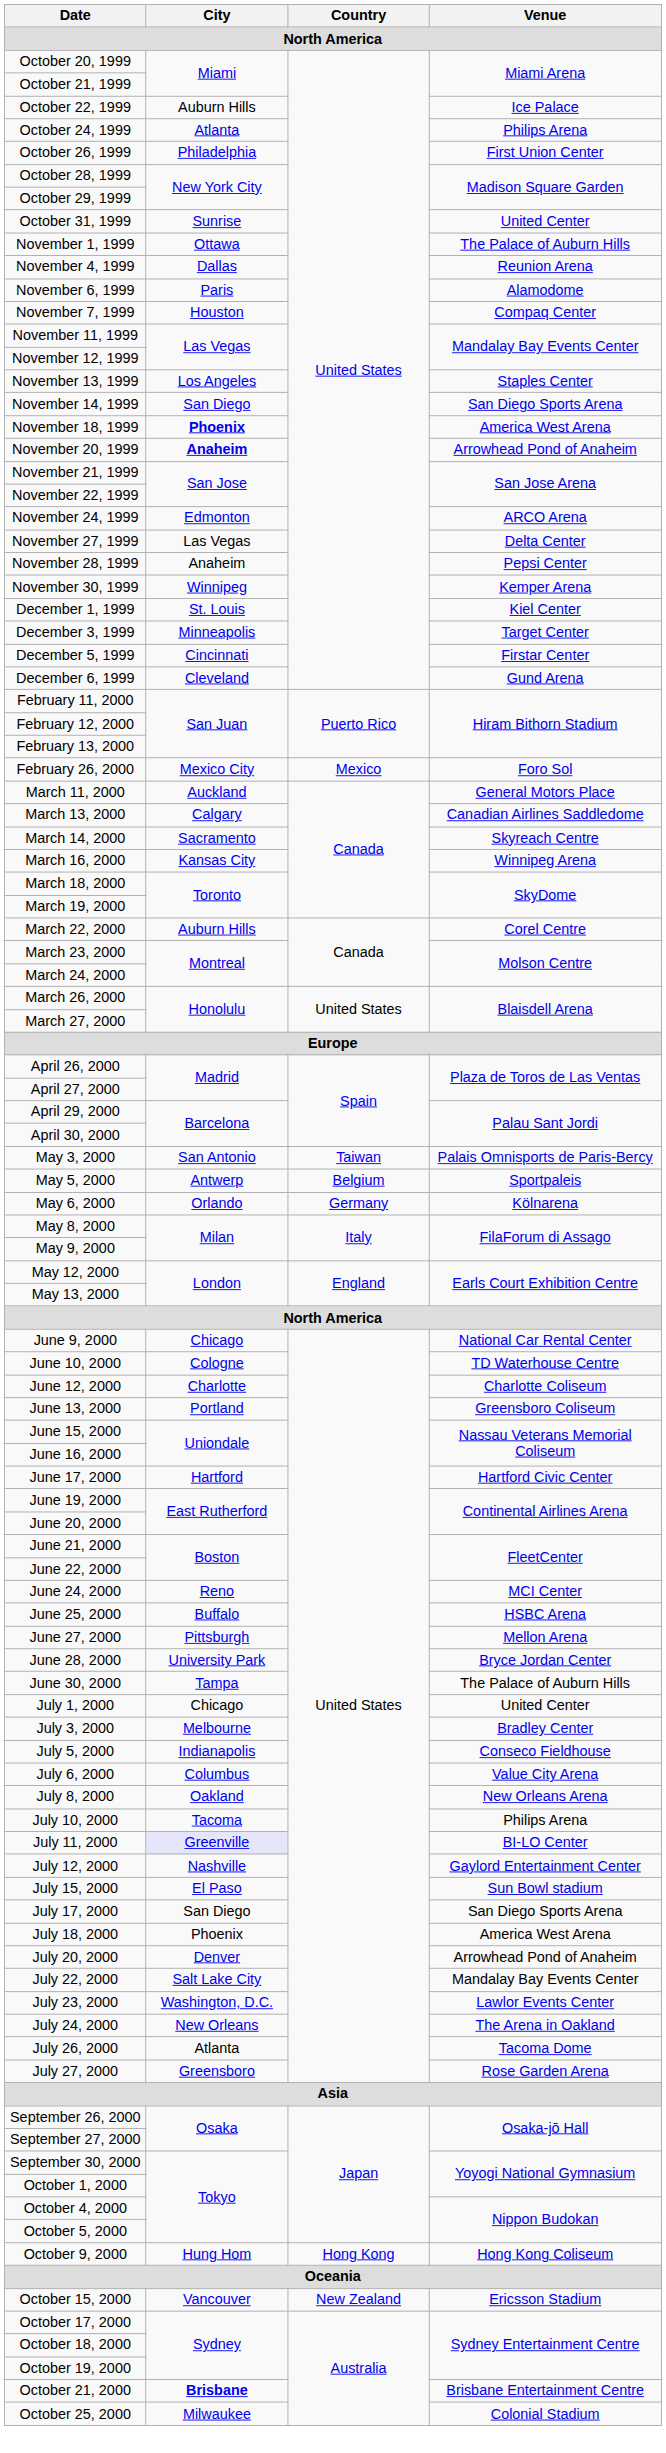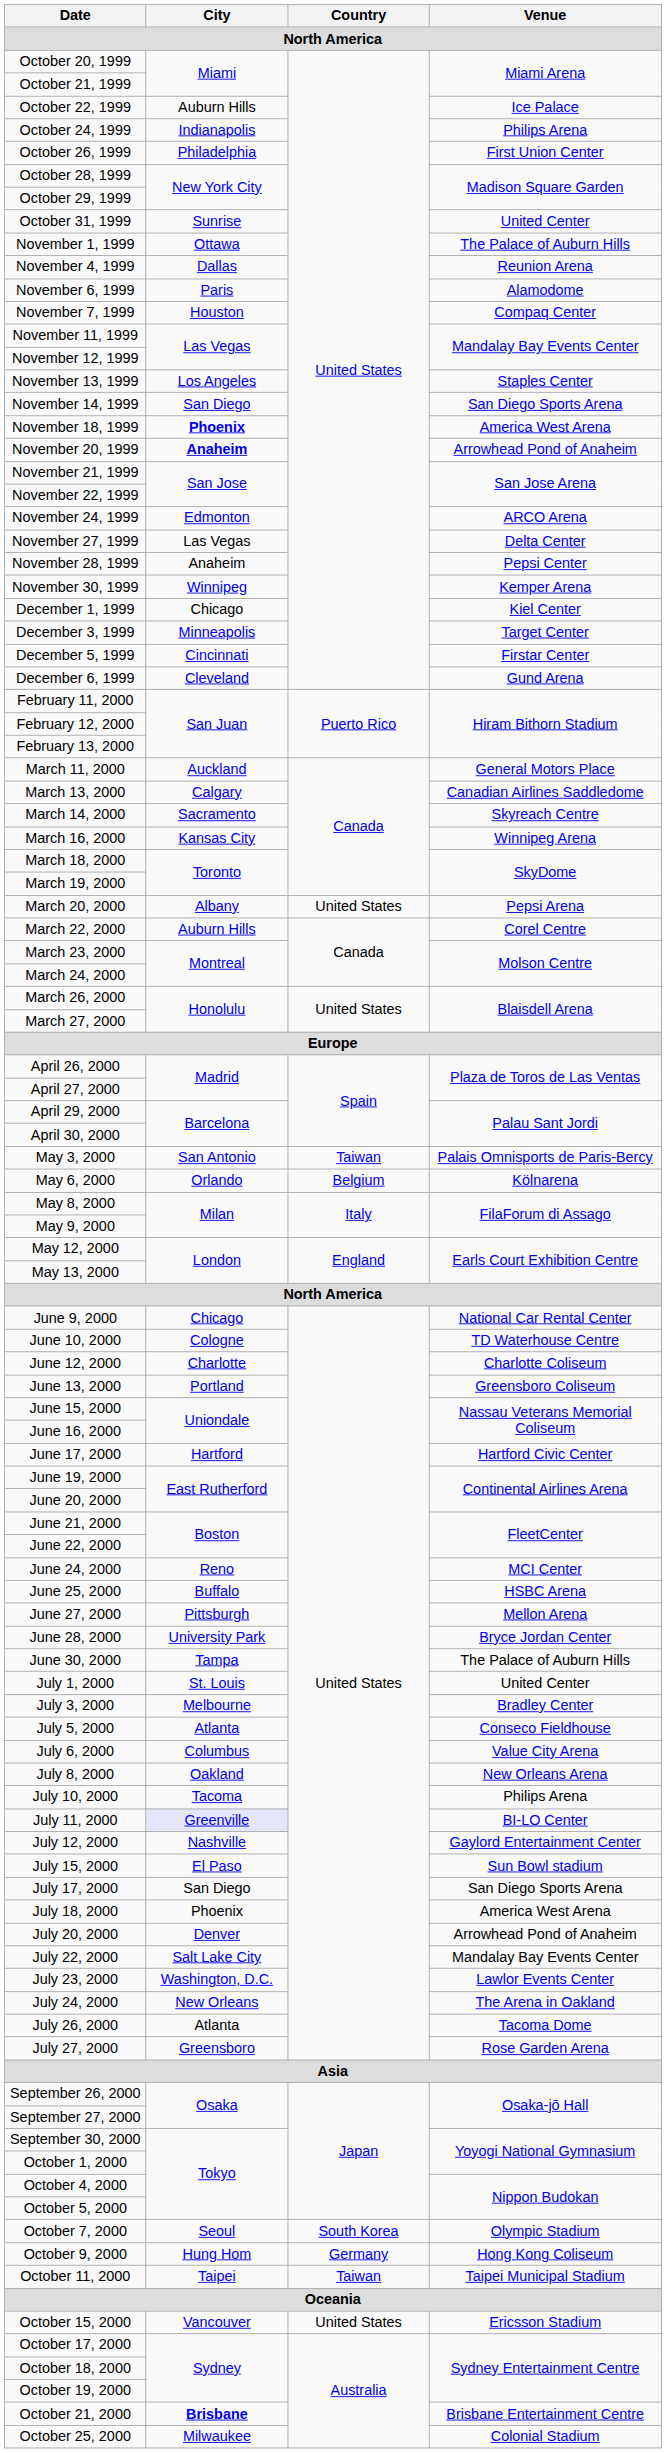(217, 130) Atlanta -> (217, 130) Indianapolis
(217, 609) St. Louis -> (217, 609) Chicago
- row: (75, 769)
+ row: (75, 906)
- row: (75, 1180)
(359, 1203) Germany -> (359, 1180) Belgium
(217, 1705) Chicago -> (217, 1683) St. Louis
(217, 1751) Indianapolis -> (217, 1728) Atlanta
+ row: (75, 2231)
(359, 2253) Hong Kong -> (359, 2253) Germany
+ row: (75, 2276)
(359, 2299) New Zealand -> (359, 2322) United States
